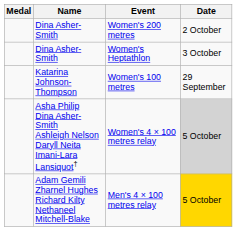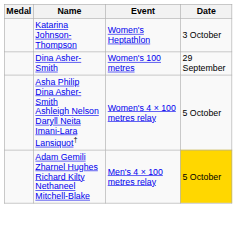- row: (134, 30)
(58, 54) Dina Asher-Smith -> (56, 35) Katarina Johnson-Thompson
(56, 83) Katarina Johnson-Thompson -> (58, 64) Dina Asher-Smith
(202, 137) lightgrey background -> (202, 113) no background
